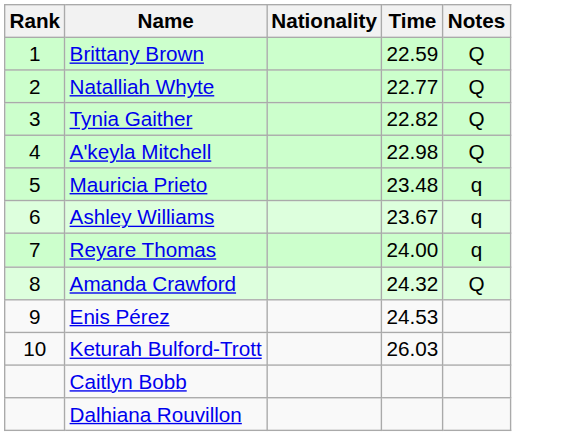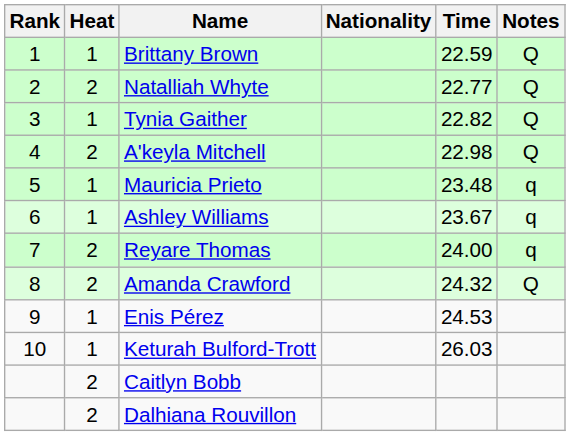+ column: (92, 21)
